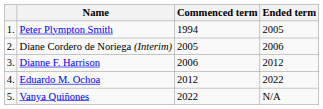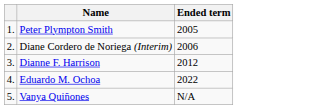- column: (217, 12)
